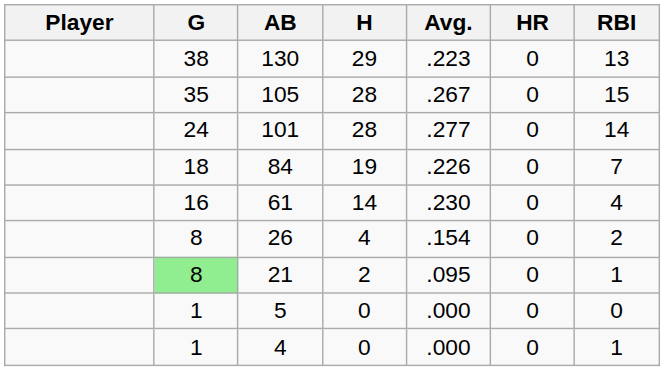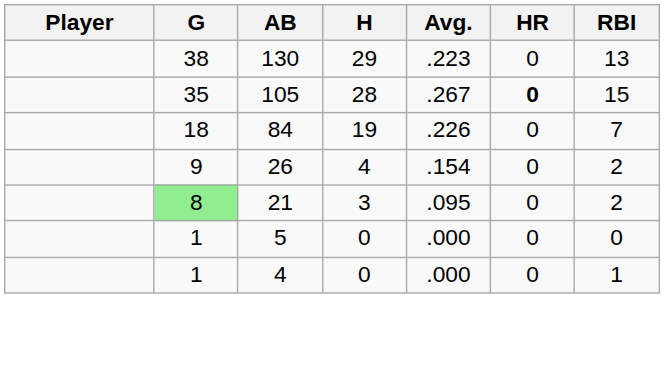(533, 94) normal -> (533, 94) bold
- row: (280, 130)
- row: (280, 202)
(196, 238) 8 -> (196, 166) 9
(364, 274) 2 -> (364, 202) 3
(617, 274) 1 -> (617, 202) 2
